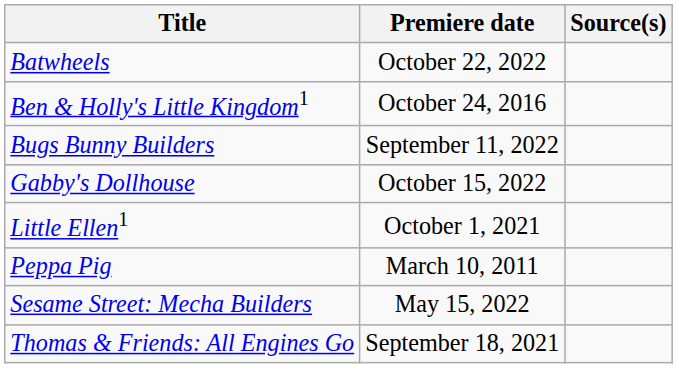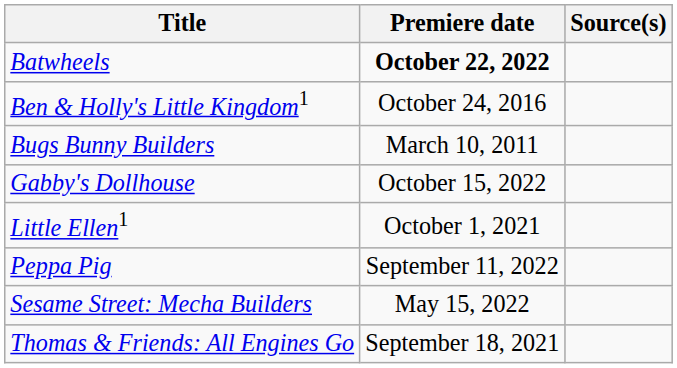(462, 61) normal -> (462, 61) bold
(462, 145) September 11, 2022 -> (462, 145) March 10, 2011
(462, 266) March 10, 2011 -> (462, 266) September 11, 2022
